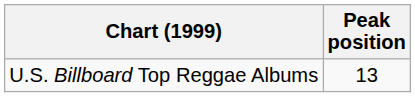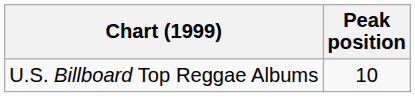(367, 75) 13 -> (367, 75) 10
